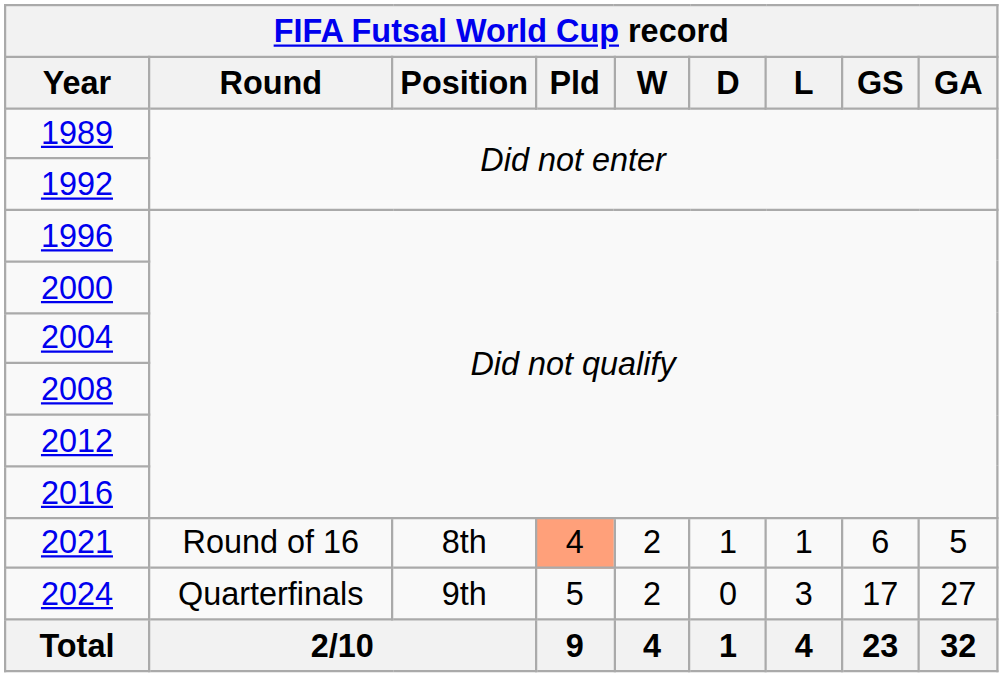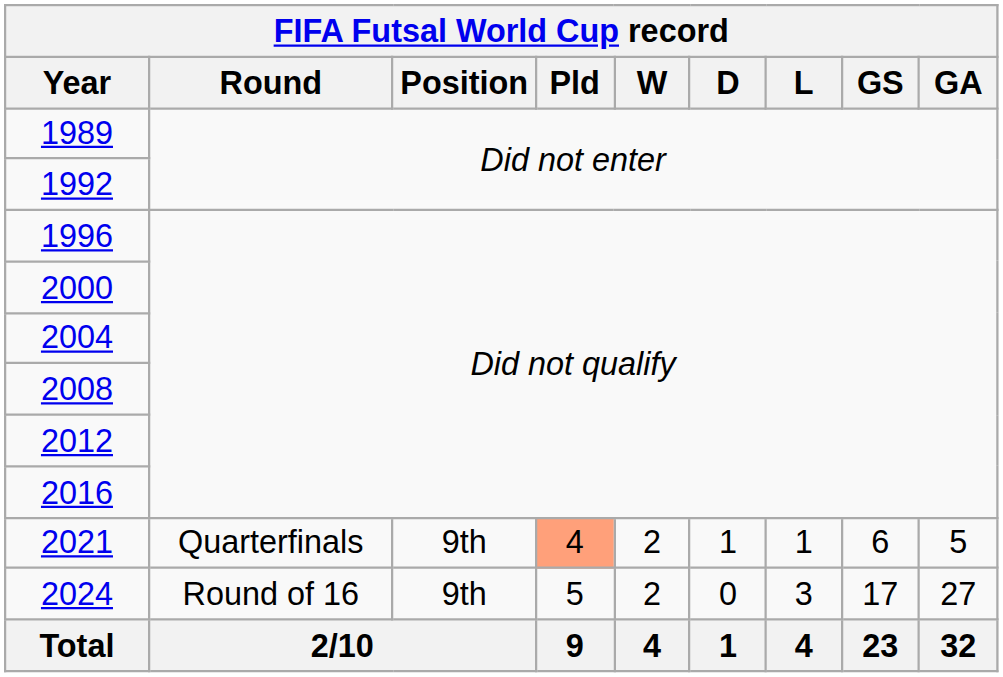(271, 543) Round of 16 -> (271, 543) Quarterfinals
(464, 543) 8th -> (464, 543) 9th
(271, 594) Quarterfinals -> (271, 594) Round of 16
